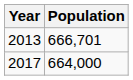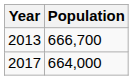(75, 39) 666,701 -> (75, 39) 666,700
